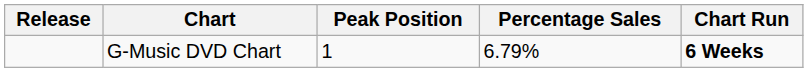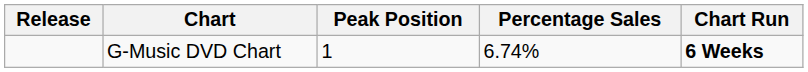(511, 51) 6.79% -> (511, 51) 6.74%
